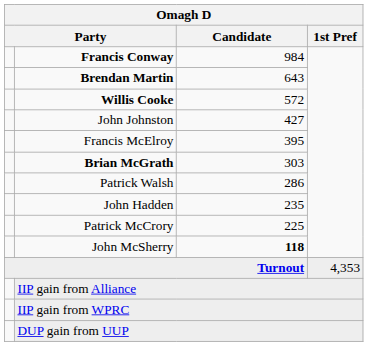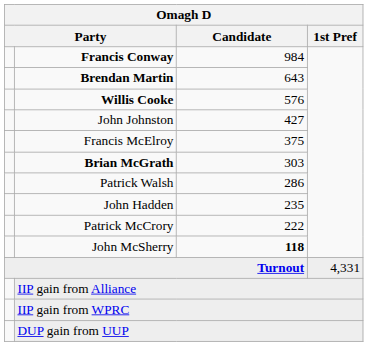(294, 99) 572 -> (294, 99) 576
(294, 141) 395 -> (294, 141) 375
(294, 225) 225 -> (294, 225) 222
(345, 267) 4,353 -> (345, 267) 4,331
